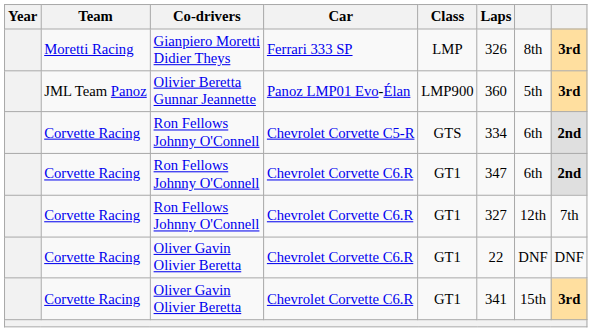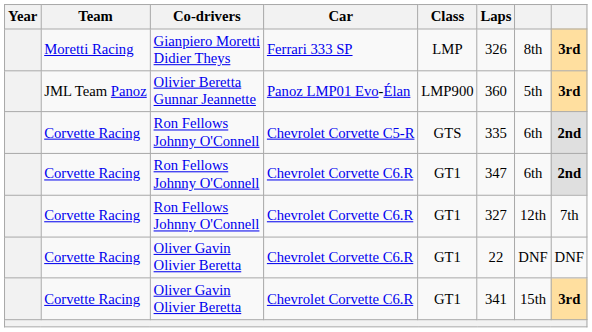(496, 133) 334 -> (496, 133) 335
